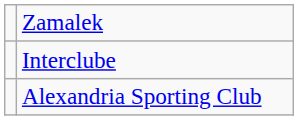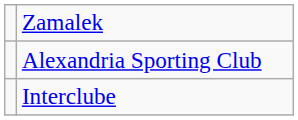rows swapped: (142, 96) <-> (69, 59)
